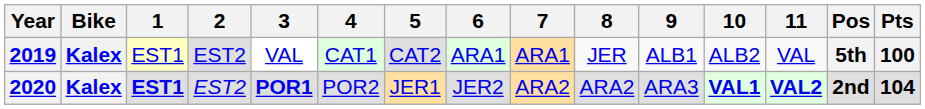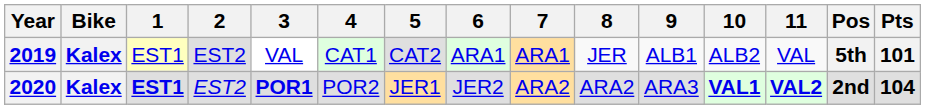(897, 54) 100 -> (897, 54) 101
